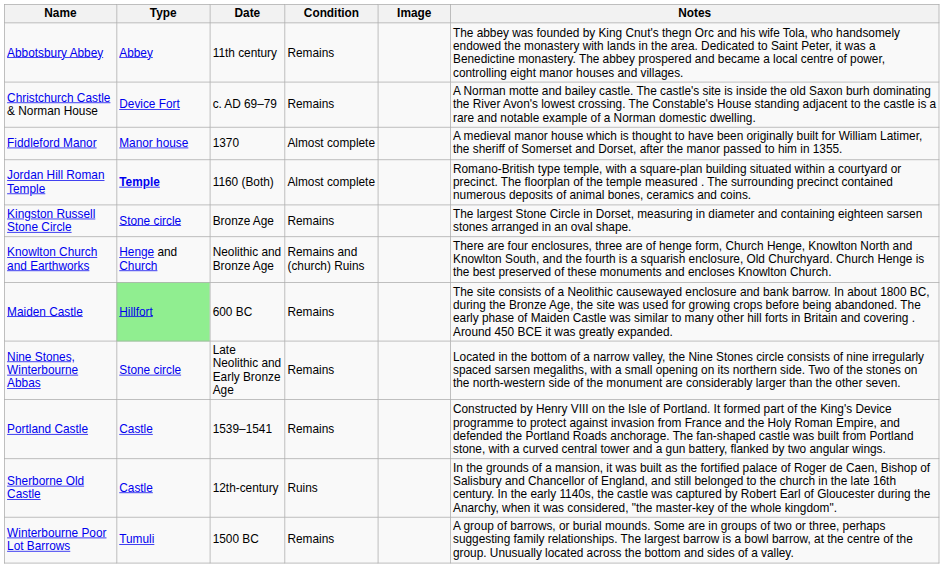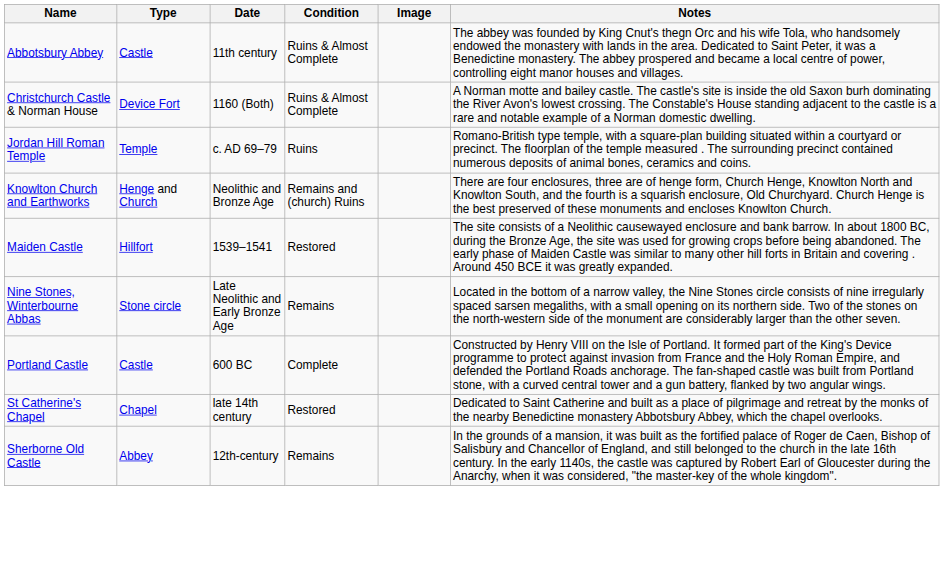(136, 52) Abbey -> (136, 52) Castle
(311, 52) Remains -> (328, 52) Ruins & Almost Complete
(245, 104) c. AD 69–79 -> (243, 104) 1160 (Both)
(311, 104) Remains -> (328, 104) Ruins & Almost Complete
- row: (52, 143)
(140, 182) bold -> (138, 150) normal
(243, 182) 1160 (Both) -> (245, 150) c. AD 69–79
(331, 182) Almost complete -> (303, 150) Ruins
- row: (51, 220)
(136, 311) lightgreen background -> (136, 247) no background
(232, 311) 600 BC -> (242, 247) 1539–1541
(311, 311) Remains -> (311, 247) Restored
(242, 429) 1539–1541 -> (232, 365) 600 BC
(311, 429) Remains -> (313, 365) Complete
+ row: (44, 410)
(136, 488) Castle -> (136, 455) Abbey
(303, 488) Ruins -> (311, 455) Remains
- row: (57, 540)
